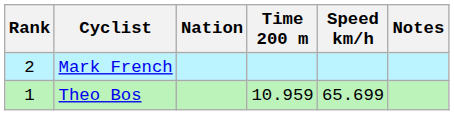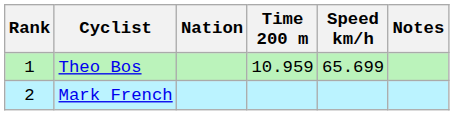rows swapped: (100, 95) <-> (116, 67)
